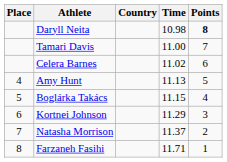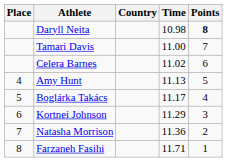(174, 98) 11.15 -> (174, 98) 11.17
(174, 132) 11.37 -> (174, 132) 11.36
